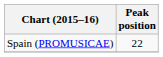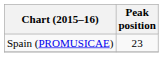(137, 43) 22 -> (137, 43) 23
